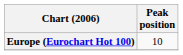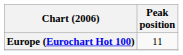(157, 41) 10 -> (157, 41) 11
